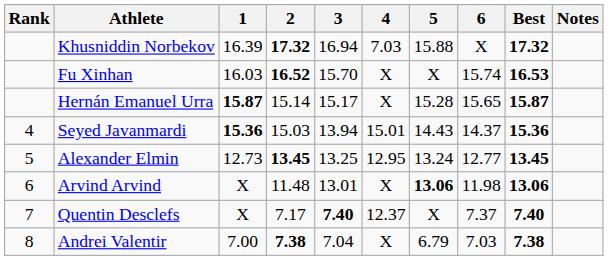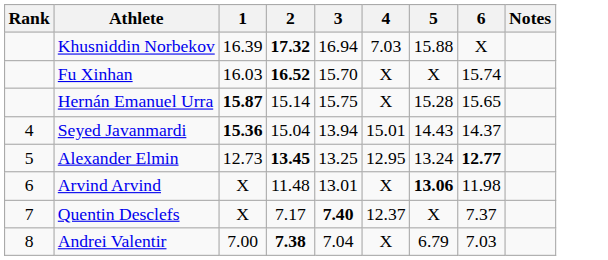- column: (529, 18)
(338, 102) 15.17 -> (338, 102) 15.75
(290, 130) 15.03 -> (290, 130) 15.04
(481, 158) normal -> (481, 158) bold
